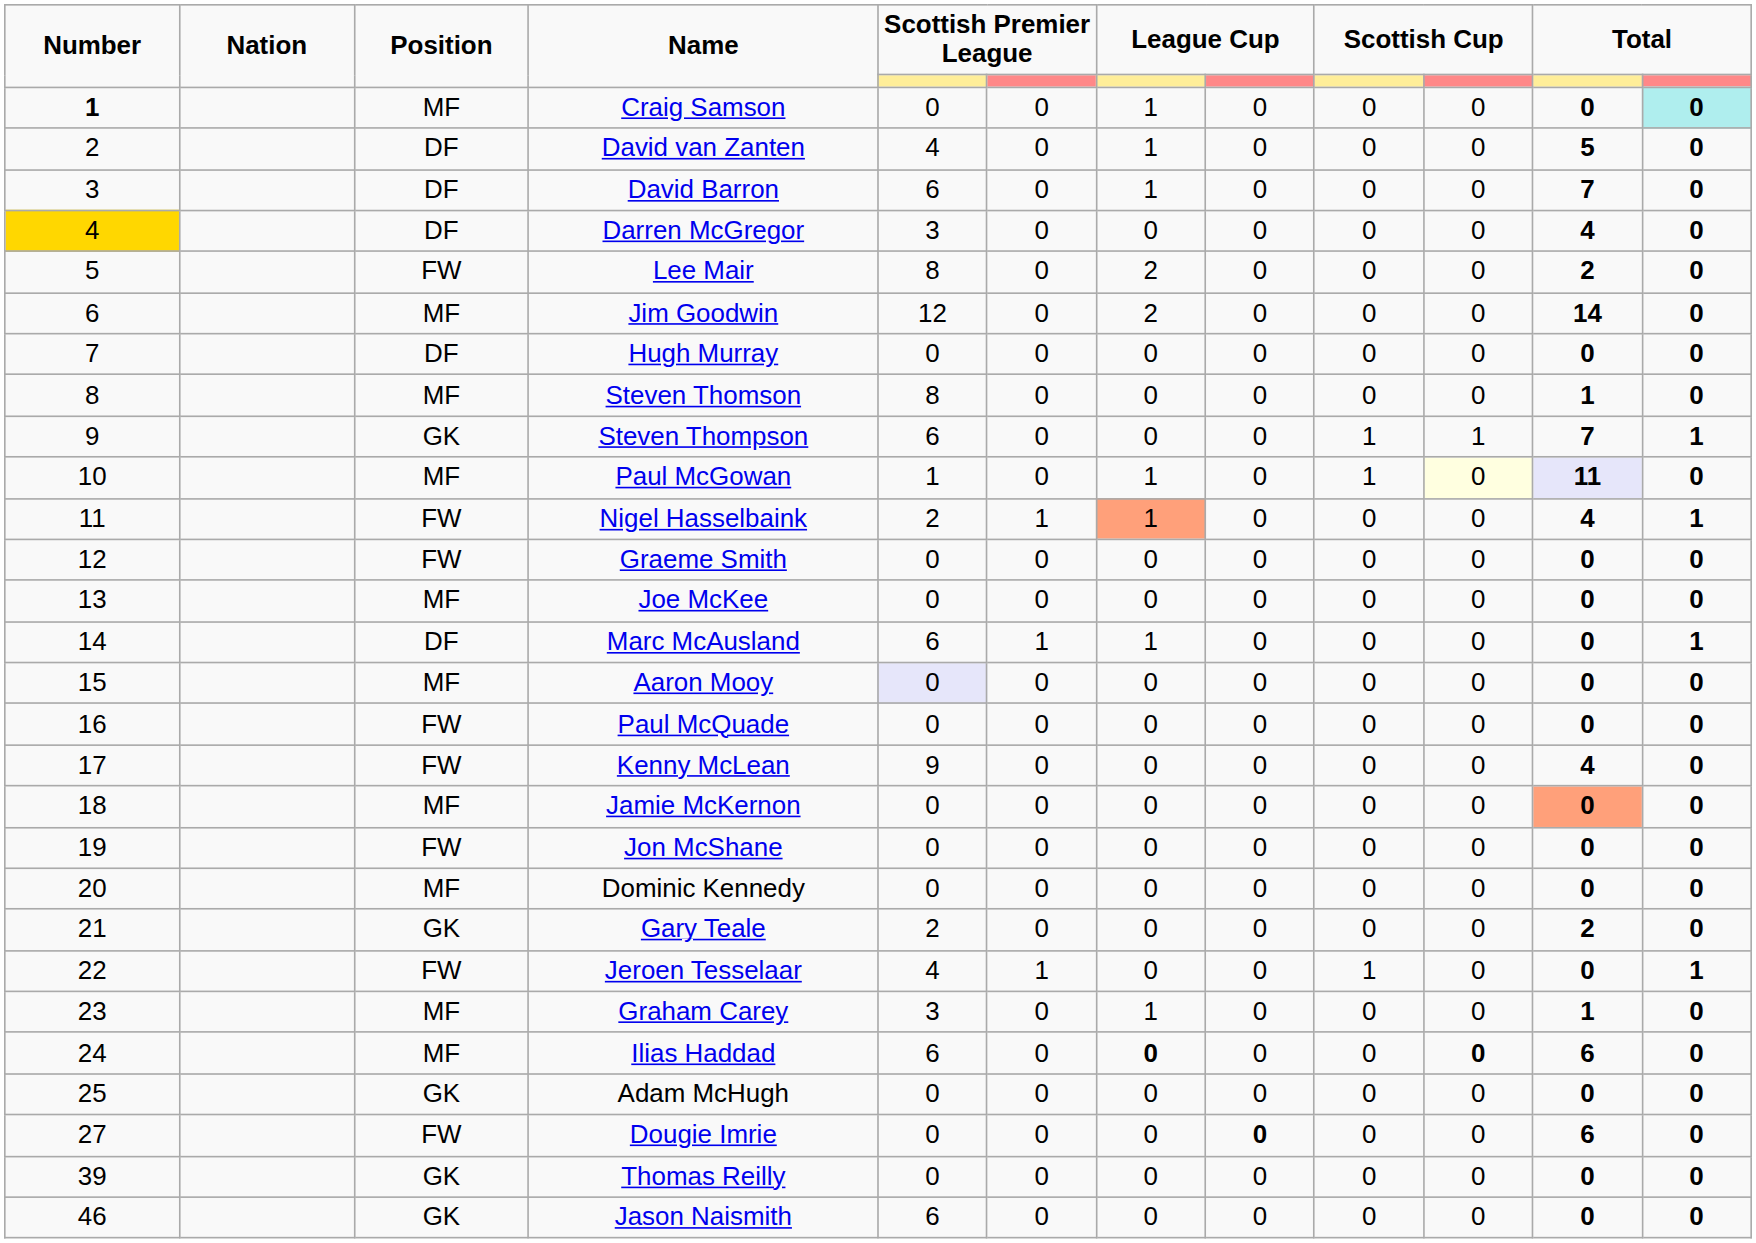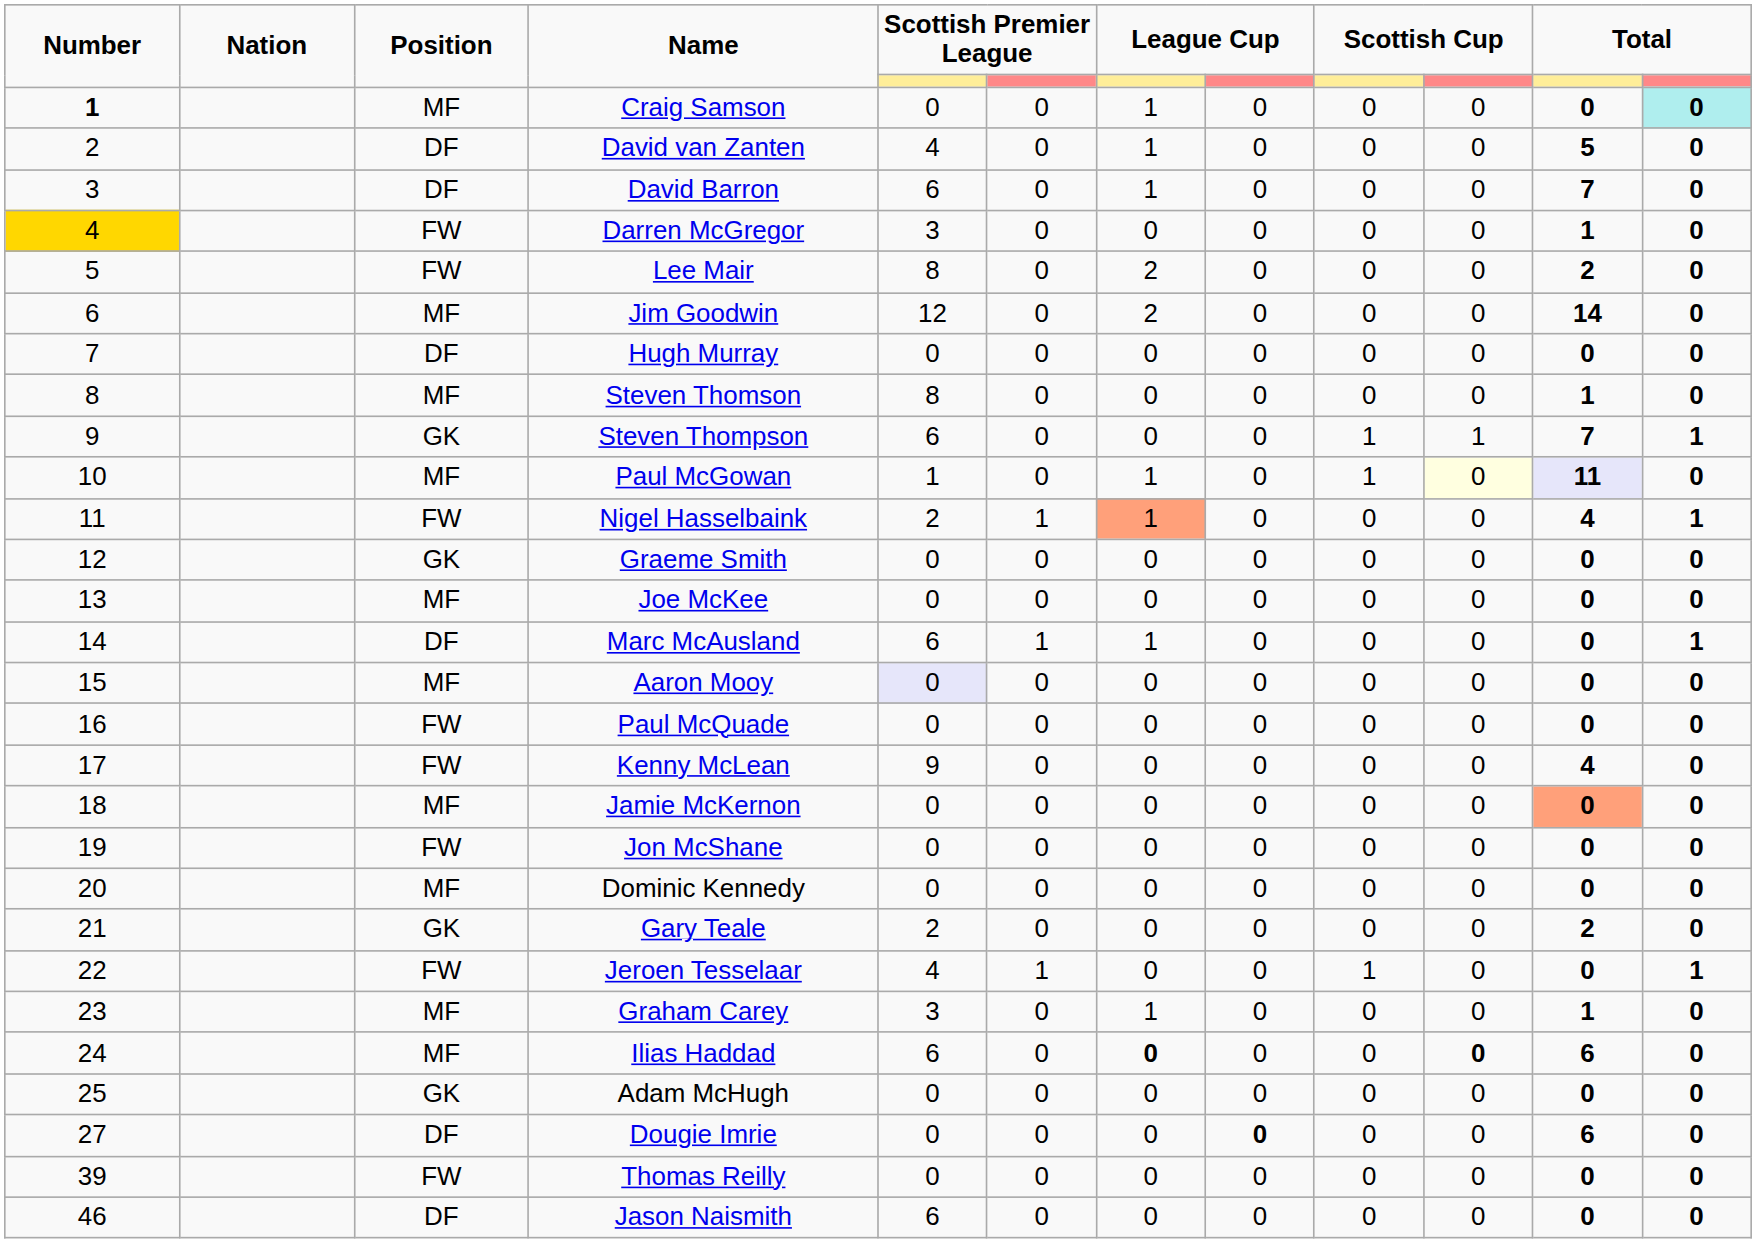(441, 230) DF -> (441, 230) FW
(1587, 230) 4 -> (1587, 230) 1
(441, 559) FW -> (441, 559) GK
(441, 1134) FW -> (441, 1134) DF
(441, 1176) GK -> (441, 1176) FW
(441, 1217) GK -> (441, 1217) DF
